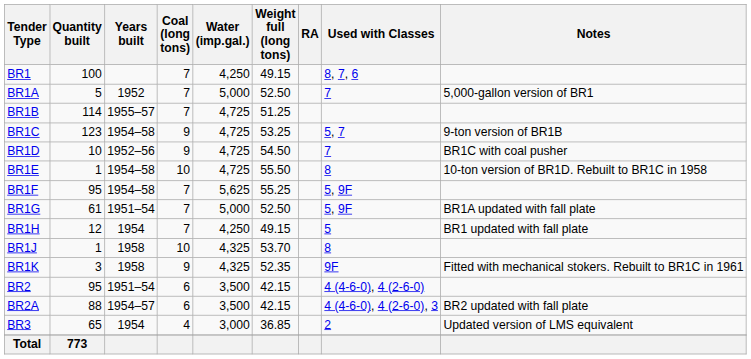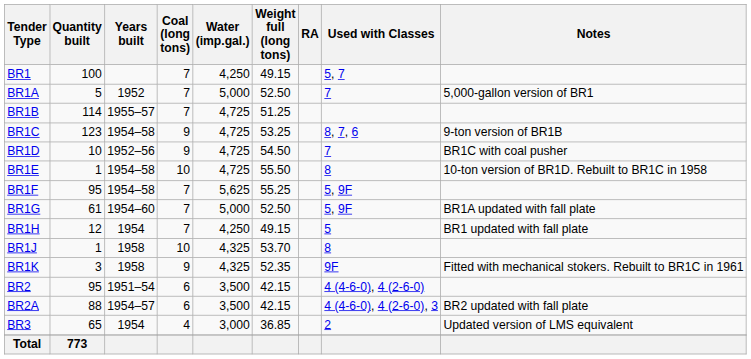(341, 74) 8, 7, 6 -> (334, 74) 5, 7
(334, 132) 5, 7 -> (341, 132) 8, 7, 6
(131, 209) 1951–54 -> (131, 209) 1954–60
